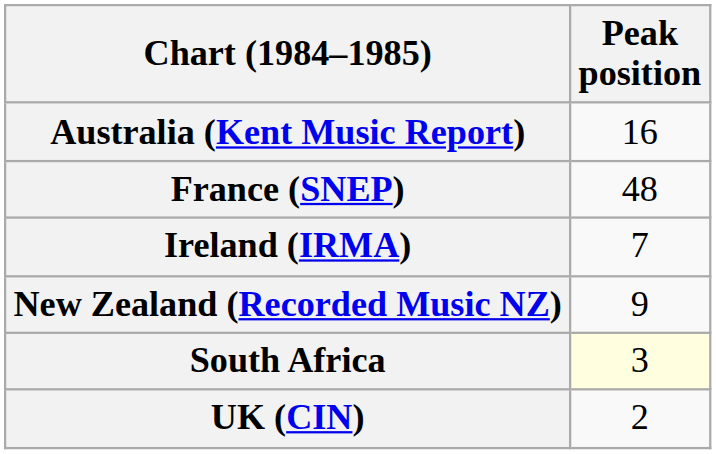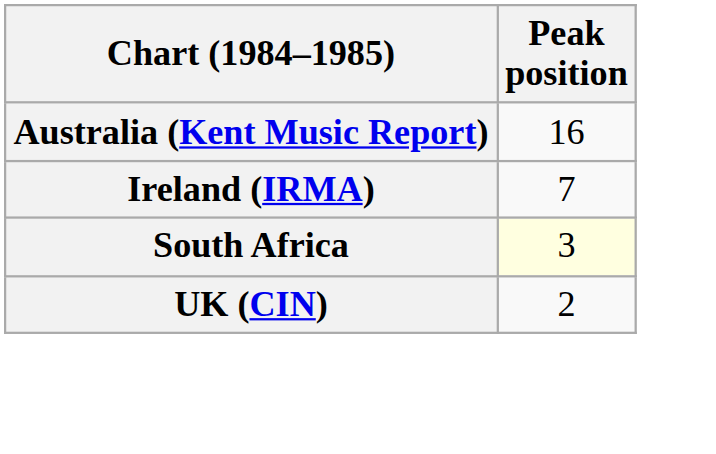- row: (288, 188)
- row: (288, 303)
